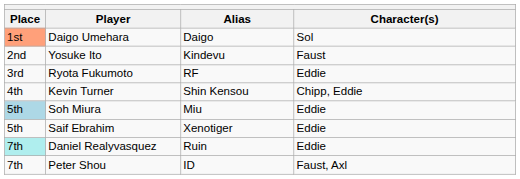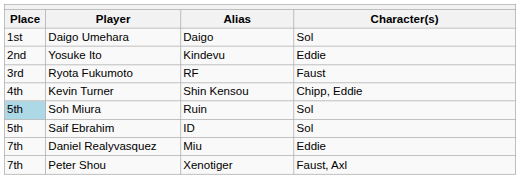(15, 37) lightsalmon background -> (15, 37) no background
(311, 55) Faust -> (311, 55) Eddie
(311, 73) Eddie -> (311, 73) Faust
(193, 110) Miu -> (195, 110) Ruin
(311, 110) Eddie -> (305, 110) Sol
(208, 128) Xenotiger -> (189, 128) ID
(311, 128) Eddie -> (305, 128) Sol
(15, 146) paleturquoise background -> (15, 146) no background
(195, 146) Ruin -> (193, 146) Miu
(189, 165) ID -> (208, 165) Xenotiger
